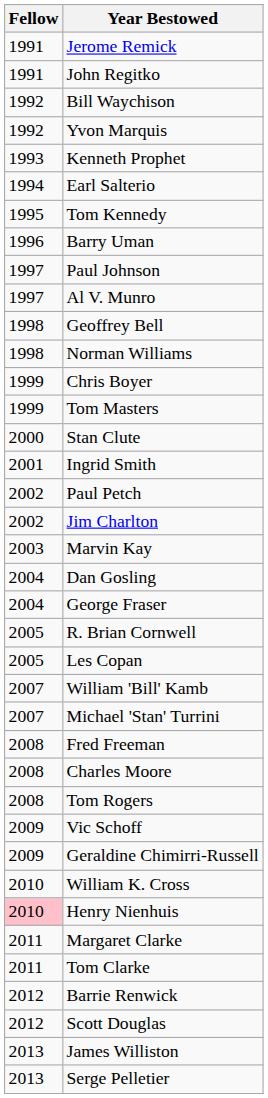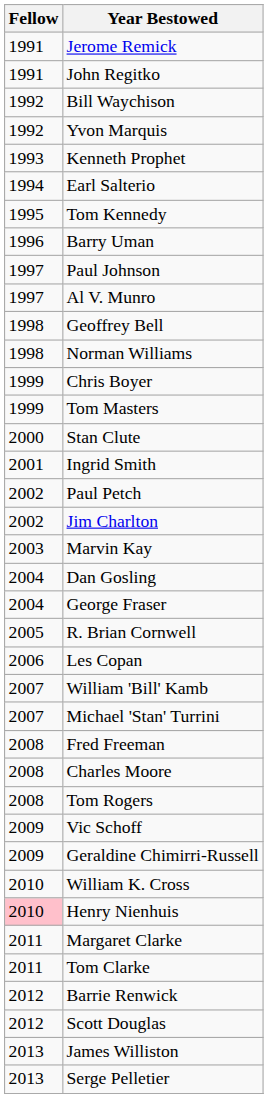(26, 660) 2005 -> (26, 660) 2006
